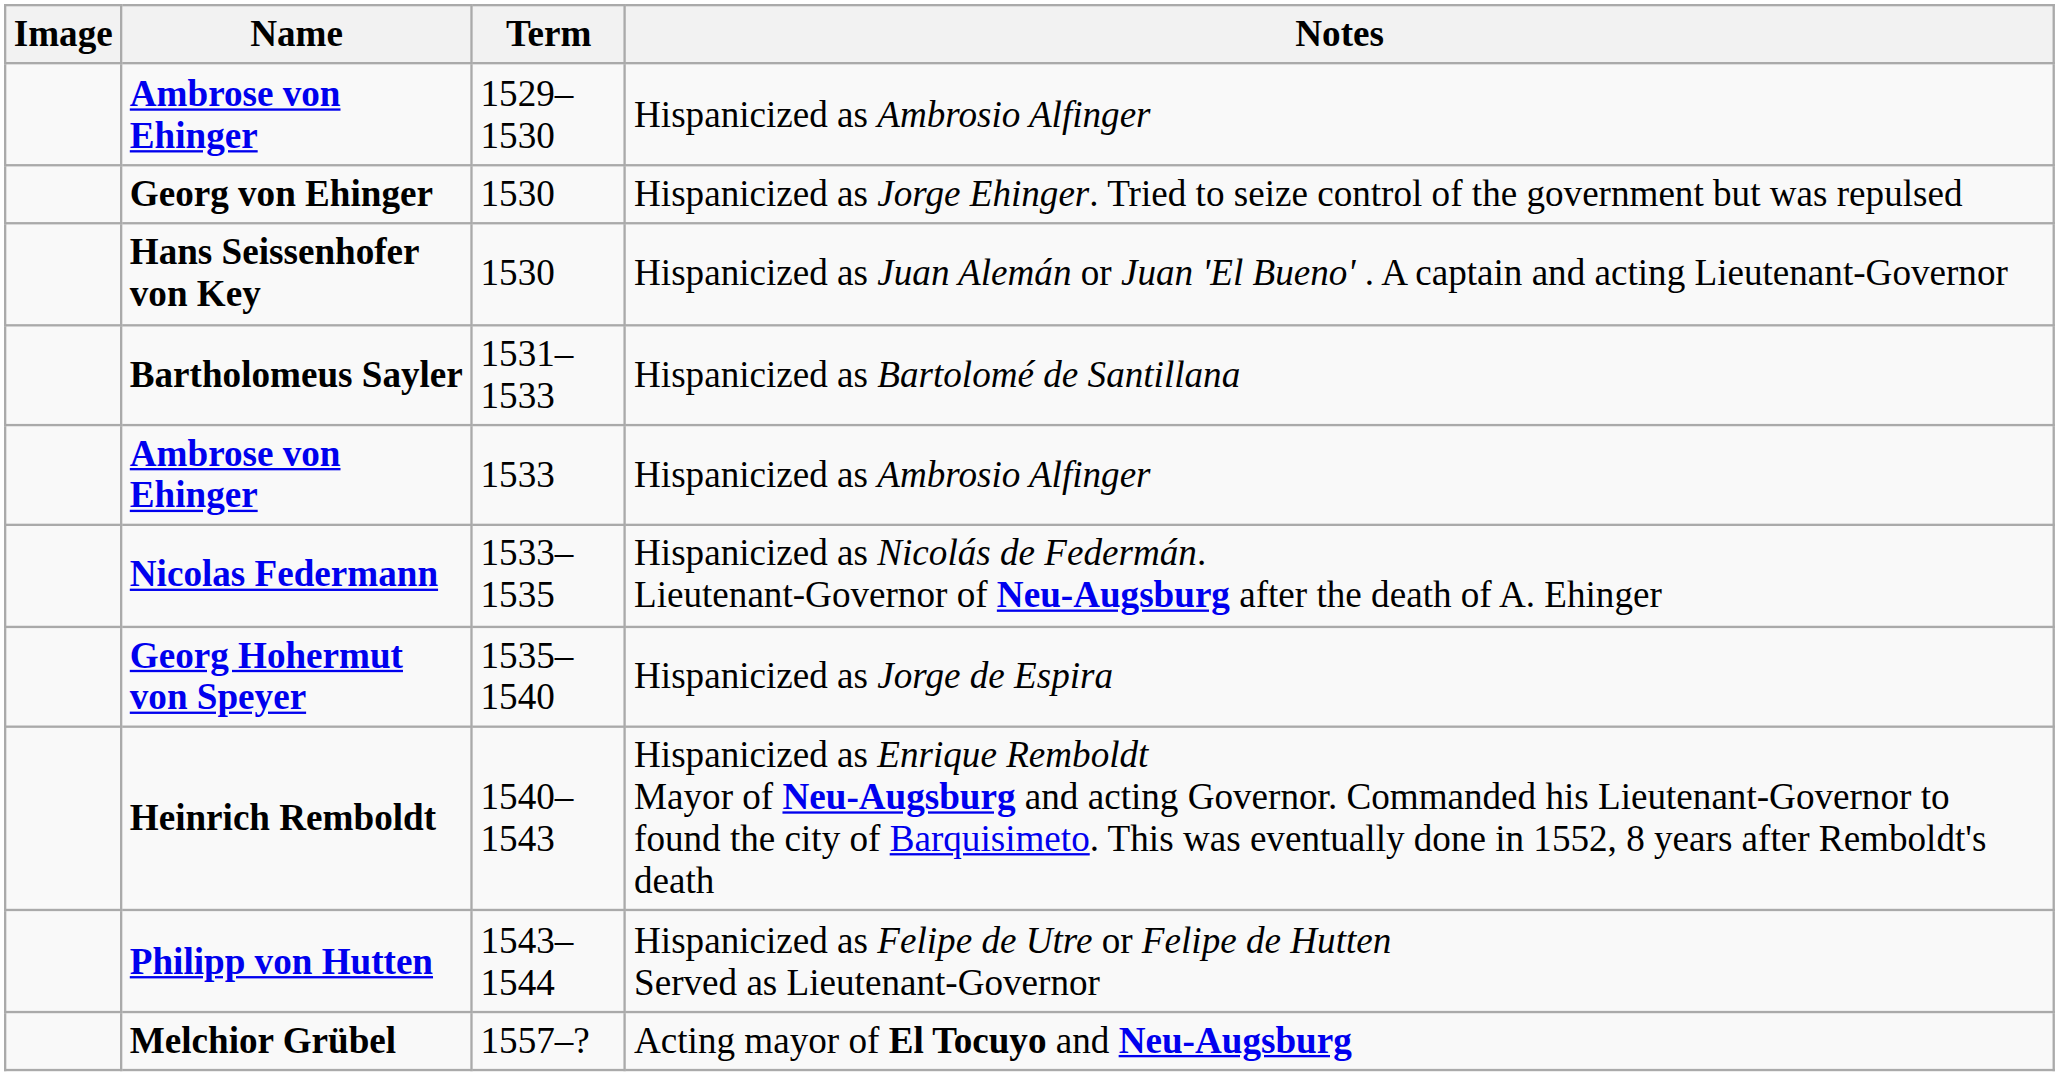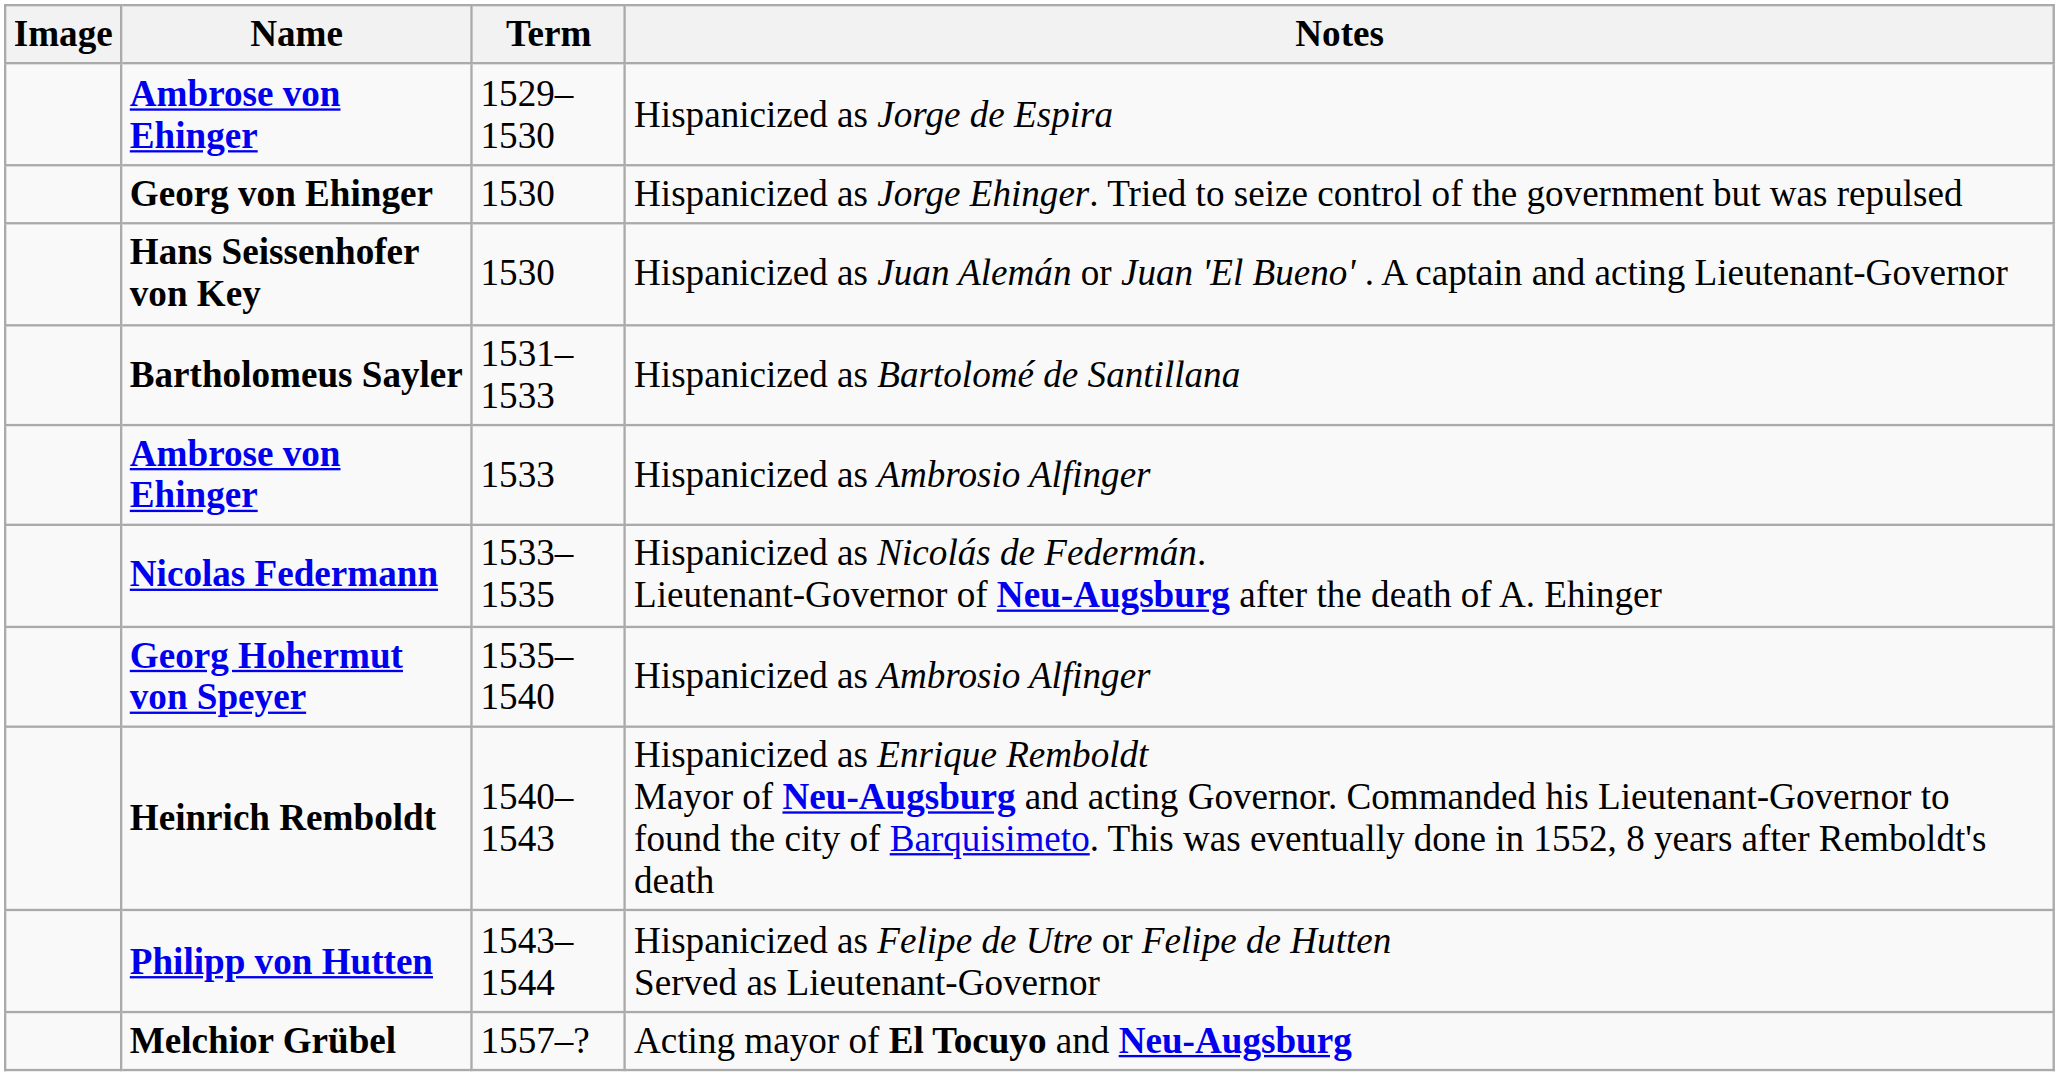(892, 113) Hispanicized as Ambrosio Alfinger -> (874, 113) Hispanicized as Jorge de Espira
(874, 675) Hispanicized as Jorge de Espira -> (892, 675) Hispanicized as Ambrosio Alfinger
